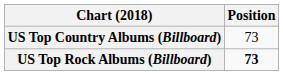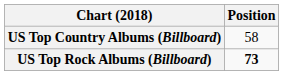(252, 37) 73 -> (252, 37) 58
